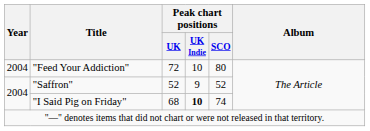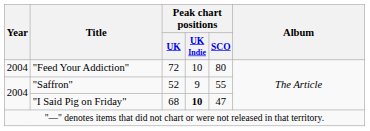(221, 85) 52 -> (221, 85) 55
(221, 101) 74 -> (221, 101) 47
